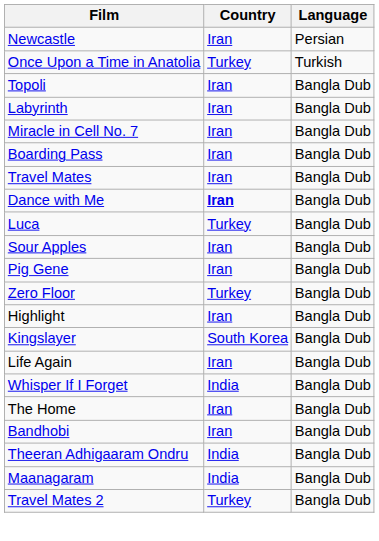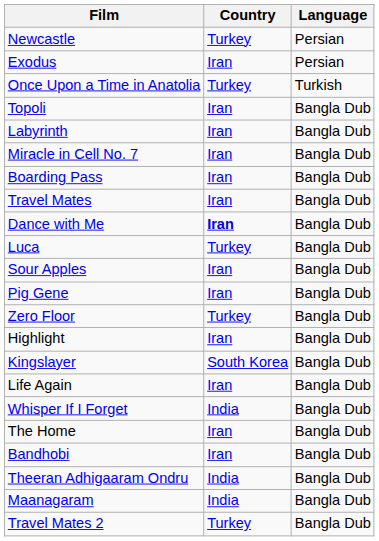(220, 39) Iran -> (229, 39) Turkey
+ row: (32, 62)
